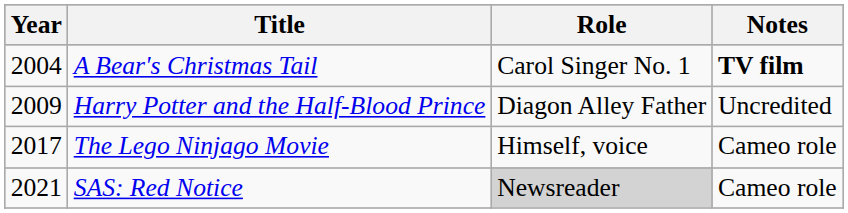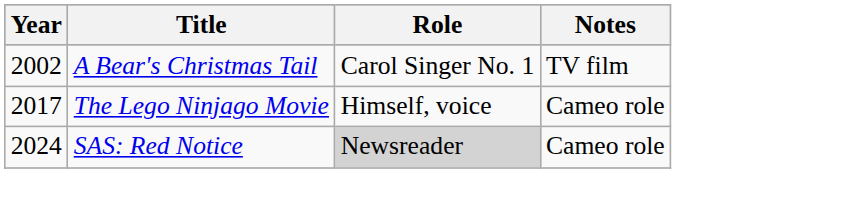(36, 65) 2004 -> (36, 65) 2002
(761, 65) bold -> (587, 65) normal
- row: (280, 106)
(36, 187) 2021 -> (36, 146) 2024
